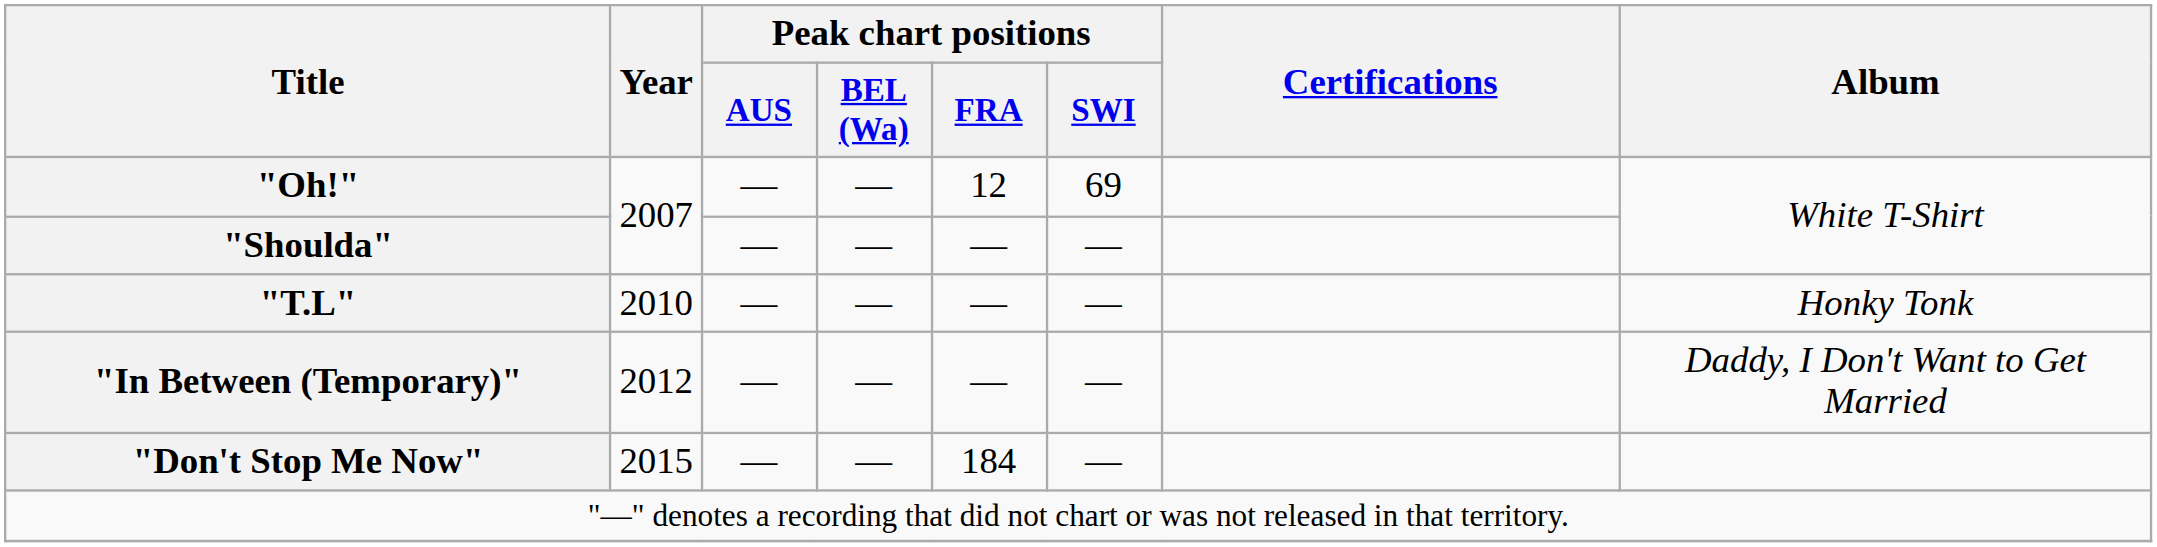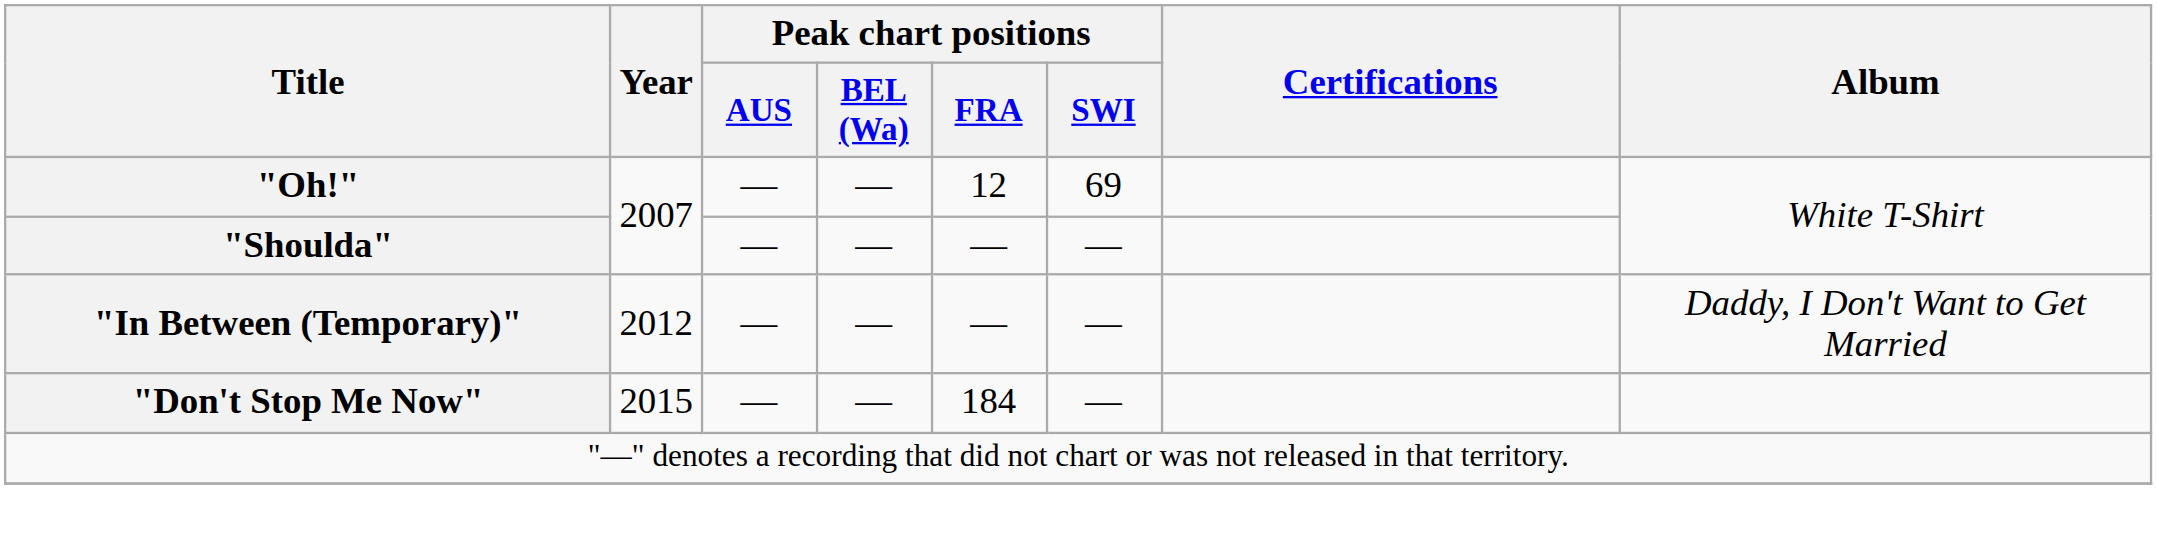- row: (308, 302)
